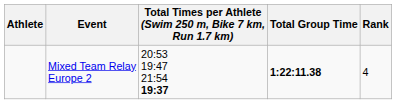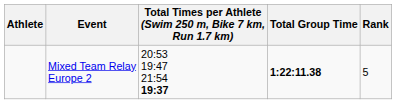(366, 72) 4 -> (366, 72) 5
